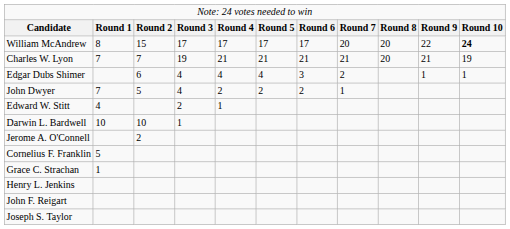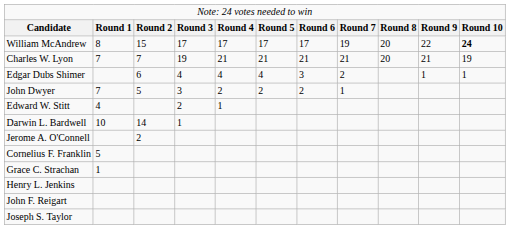(345, 43) 20 -> (345, 43) 19
(179, 91) 4 -> (179, 91) 3
(141, 122) 10 -> (141, 122) 14
